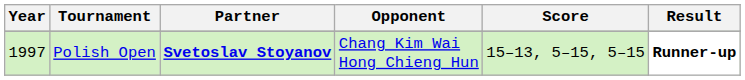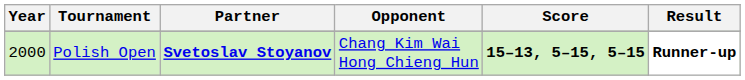(27, 53) 1997 -> (27, 53) 2000
(566, 53) normal -> (566, 53) bold
